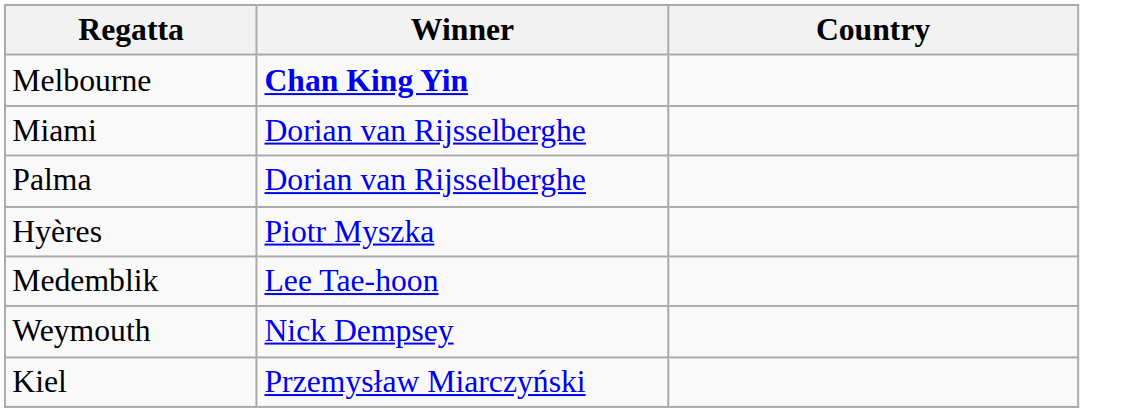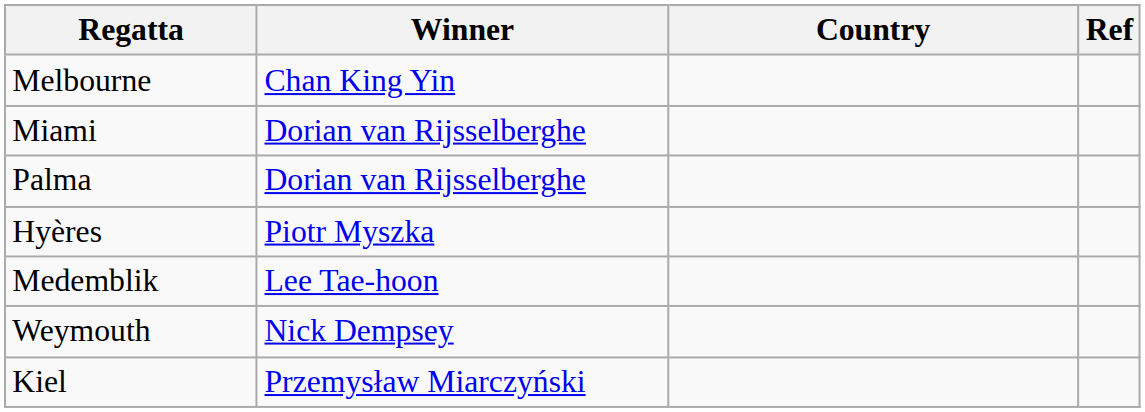+ column: (1109, 29)
(366, 79) bold -> (360, 79) normal
